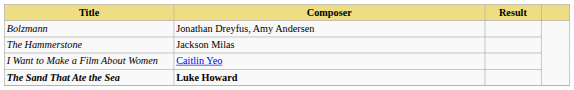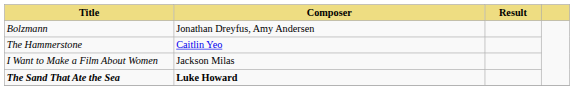(205, 45) Jackson Milas -> (199, 45) Caitlin Yeo
(199, 61) Caitlin Yeo -> (205, 61) Jackson Milas
